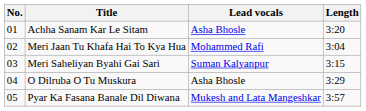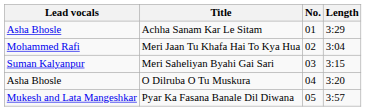columns swapped: (15, 13) <-> (256, 13)
(335, 30) 3:20 -> (335, 30) 3:29
(335, 81) 3:29 -> (335, 81) 3:20
